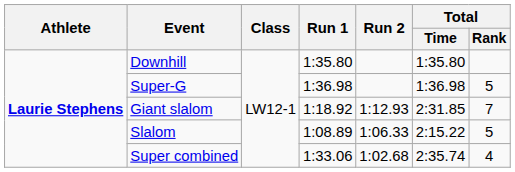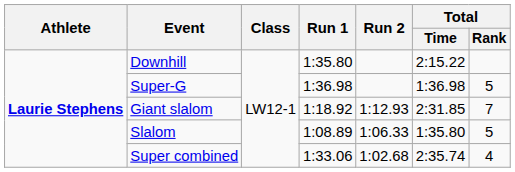(440, 62) 1:35.80 -> (440, 62) 2:15.22
(440, 132) 2:15.22 -> (440, 132) 1:35.80
